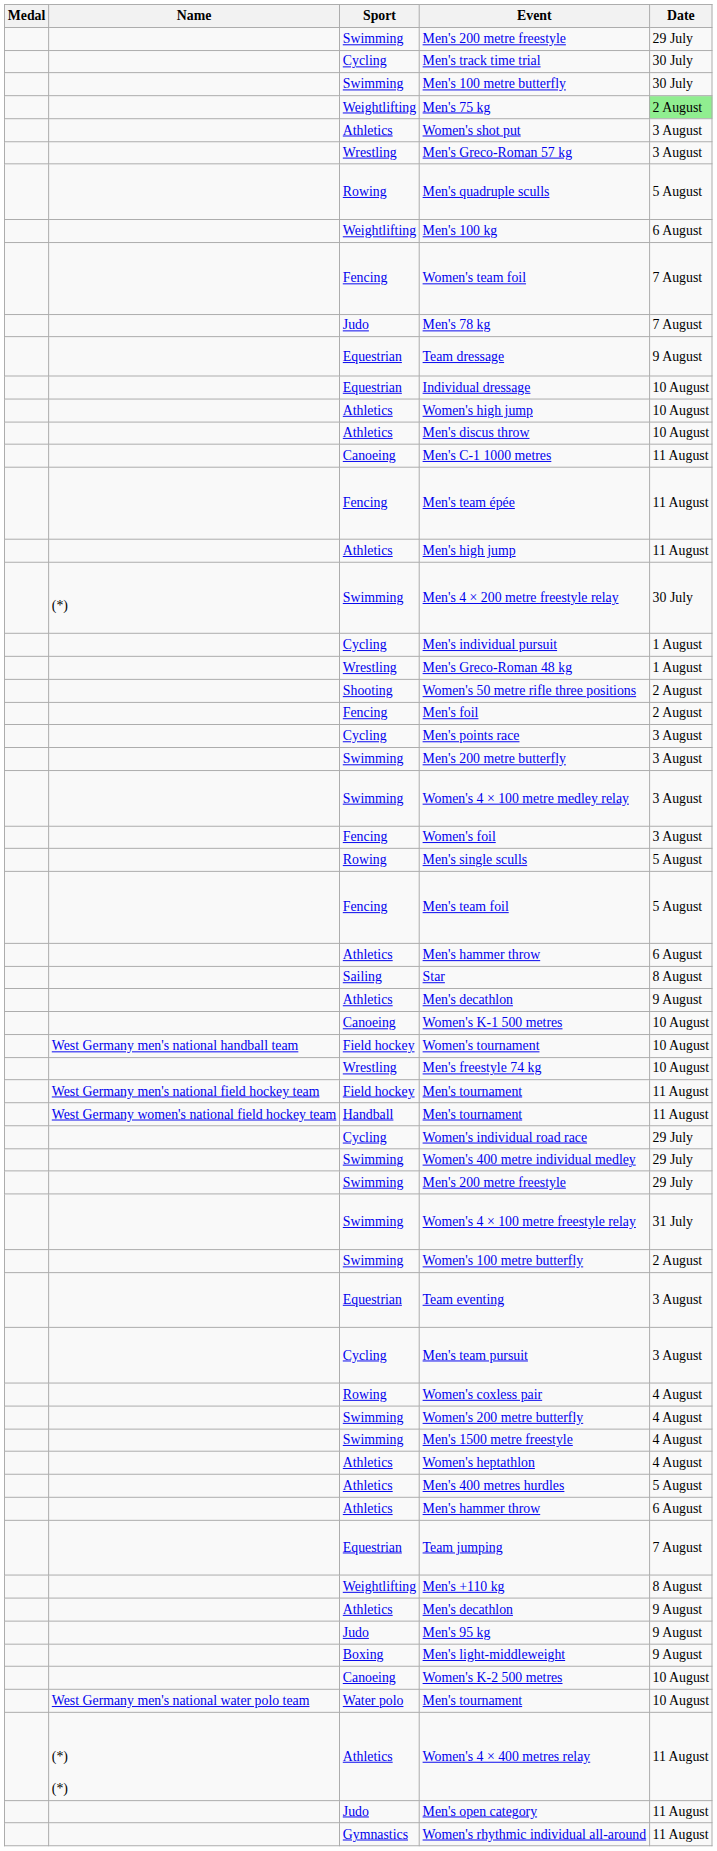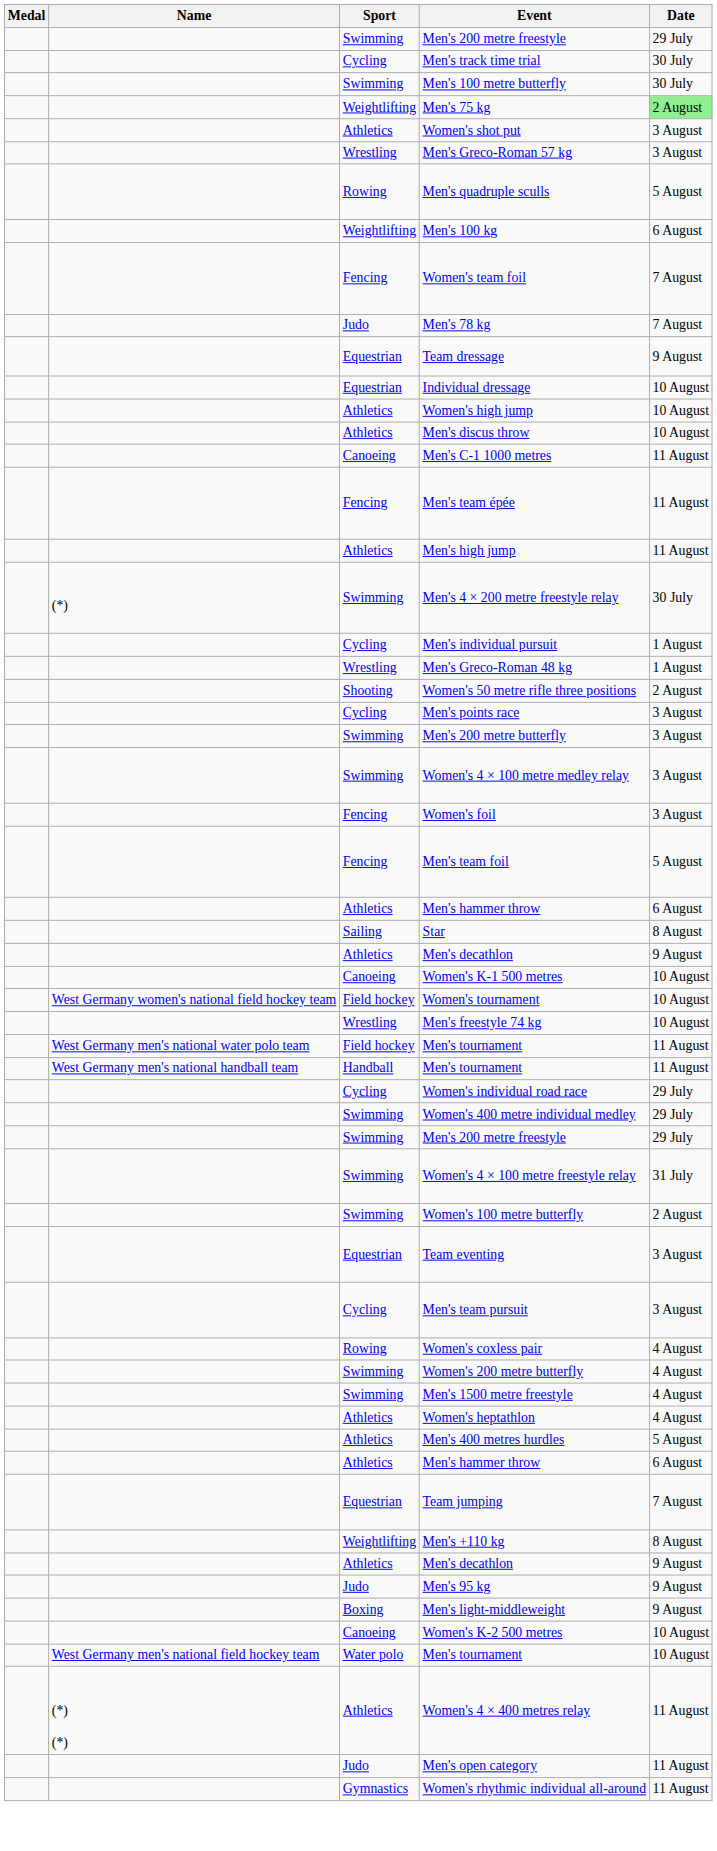- row: (365, 713)
- row: (365, 860)
(175, 1046) West Germany men's national handball team -> (194, 1000) West Germany women's national field hockey team
(186, 1091) West Germany men's national field hockey team -> (181, 1046) West Germany men's national water polo team
(194, 1114) West Germany women's national field hockey team -> (175, 1068) West Germany men's national handball team
(181, 1701) West Germany men's national water polo team -> (186, 1655) West Germany men's national field hockey team
